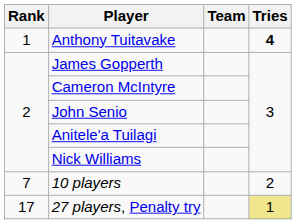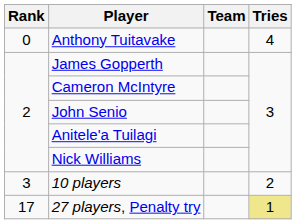(26, 40) 1 -> (26, 40) 0
(270, 40) bold -> (270, 40) normal
(26, 183) 7 -> (26, 183) 3
